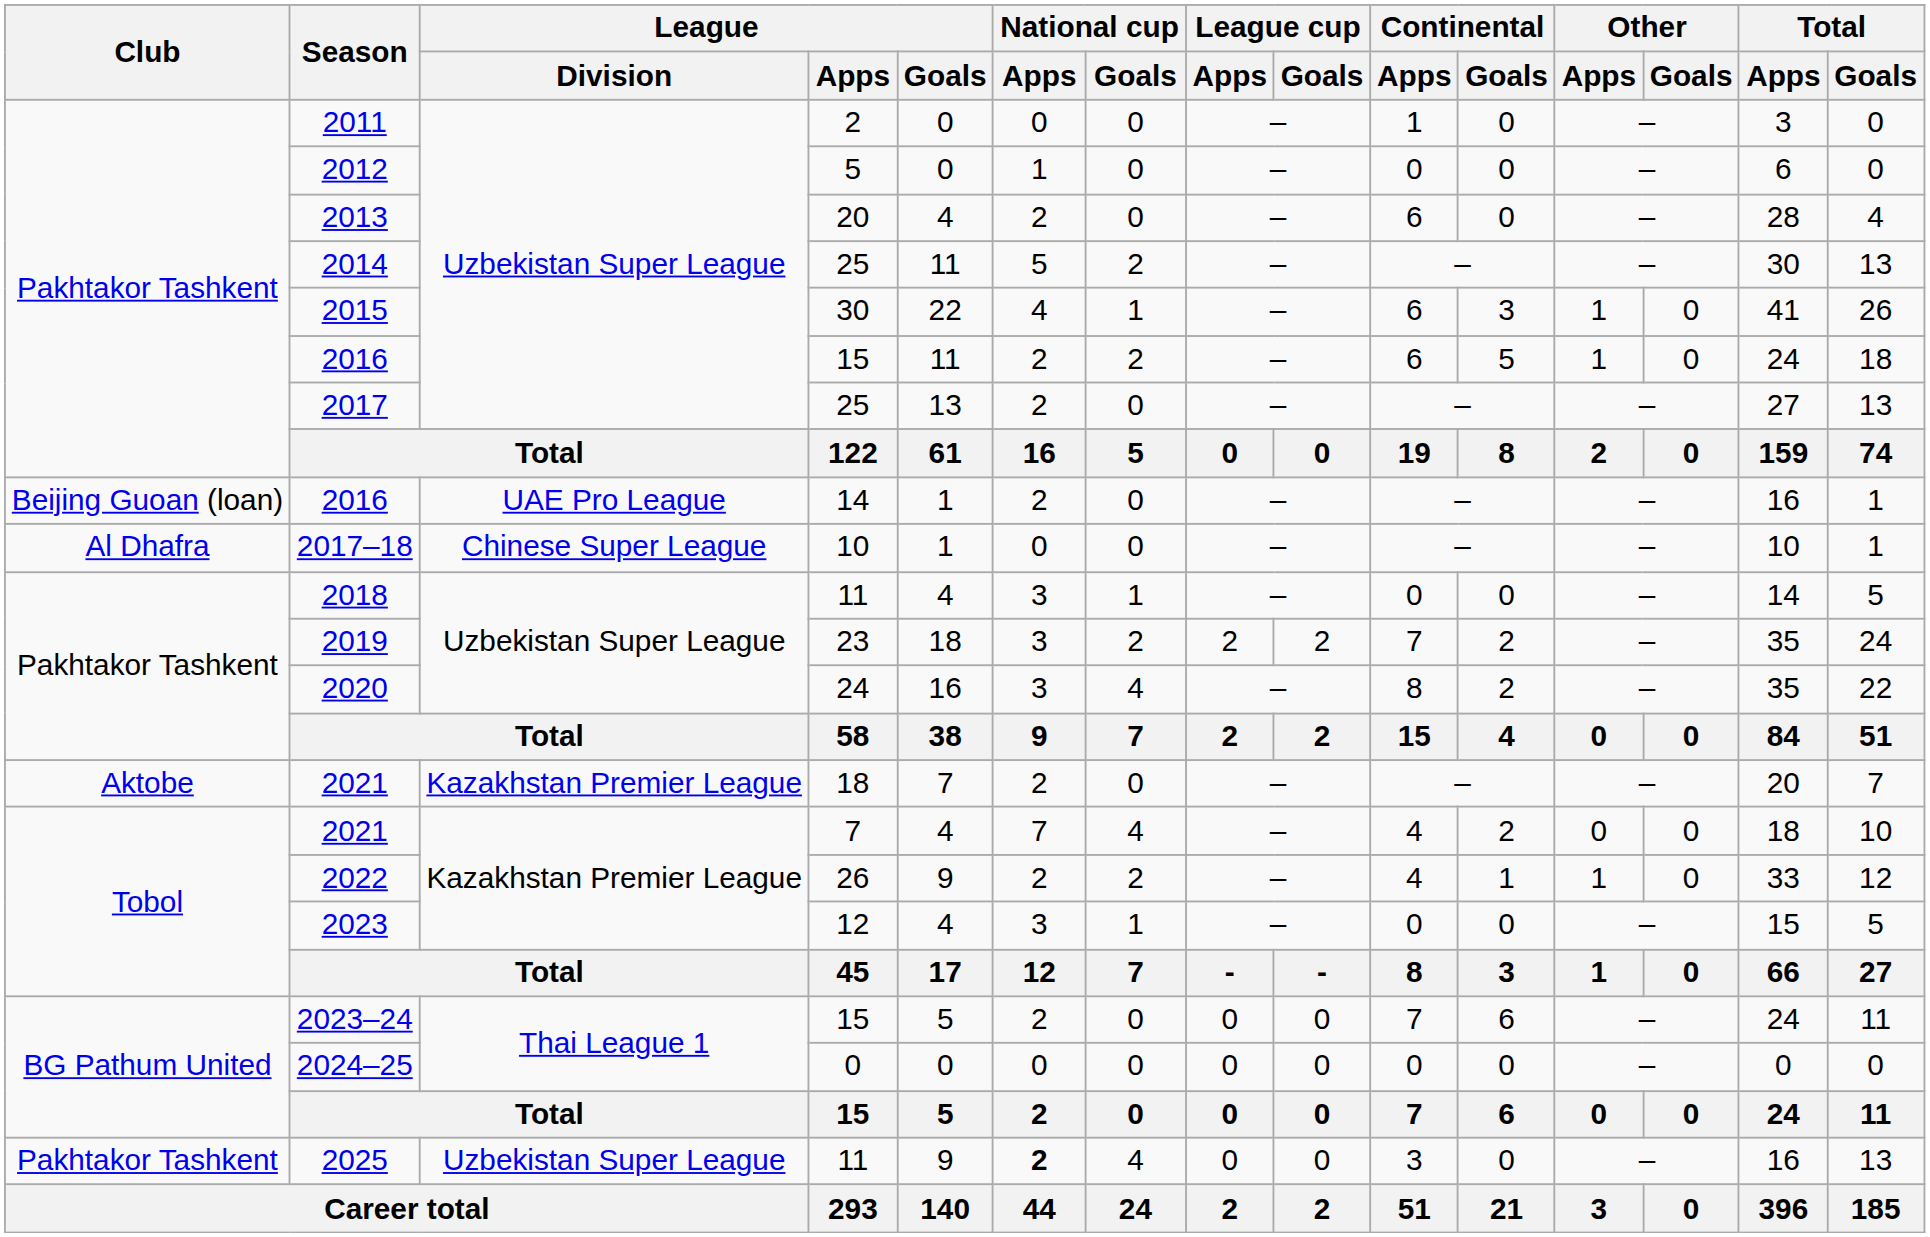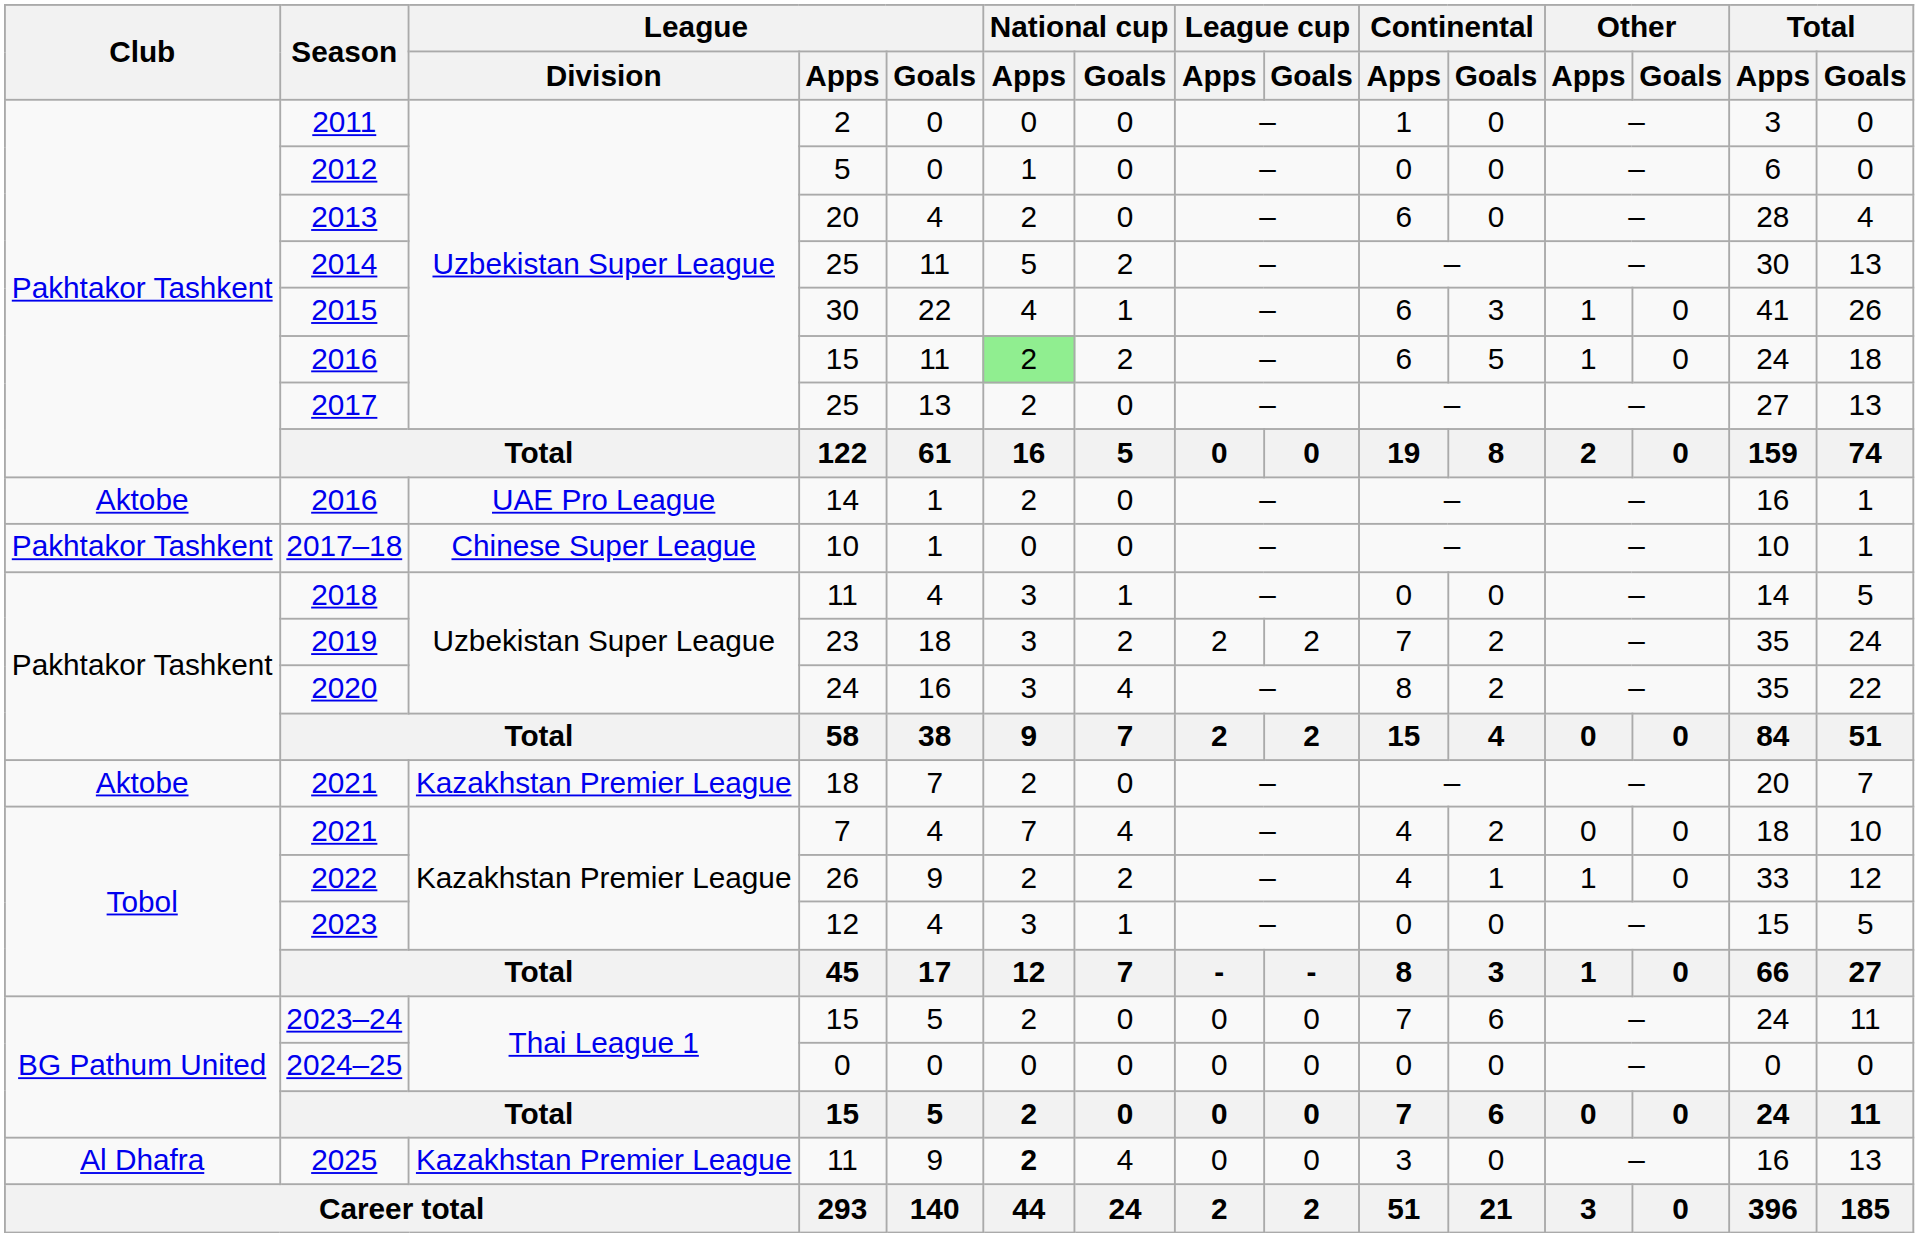(1039, 358) no background -> (1029, 358) lightgreen background
(147, 500) Beijing Guoan (loan) -> (142, 500) Aktobe
(147, 547) Al Dhafra -> (142, 547) Pakhtakor Tashkent
(147, 1160) Pakhtakor Tashkent -> (142, 1160) Al Dhafra
(614, 1160) Uzbekistan Super League -> (604, 1160) Kazakhstan Premier League
